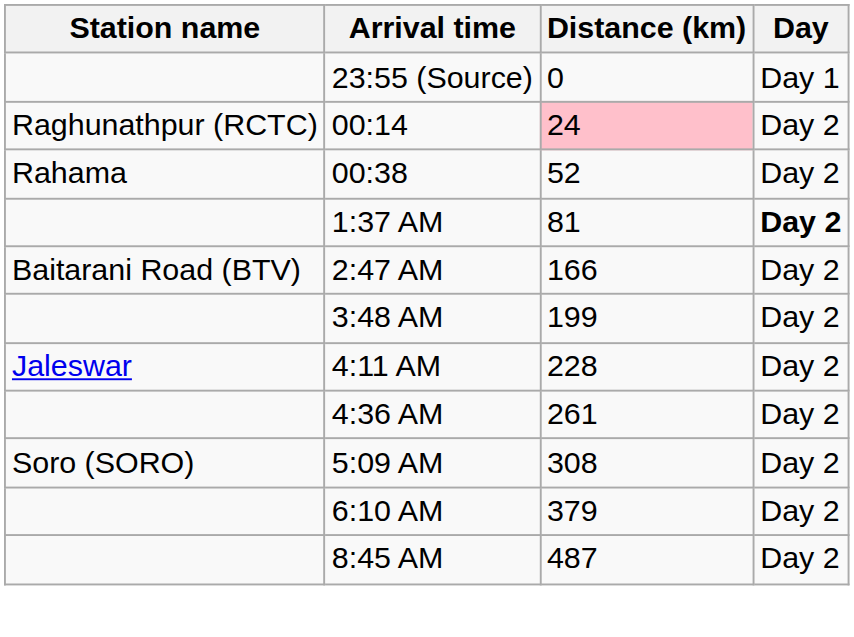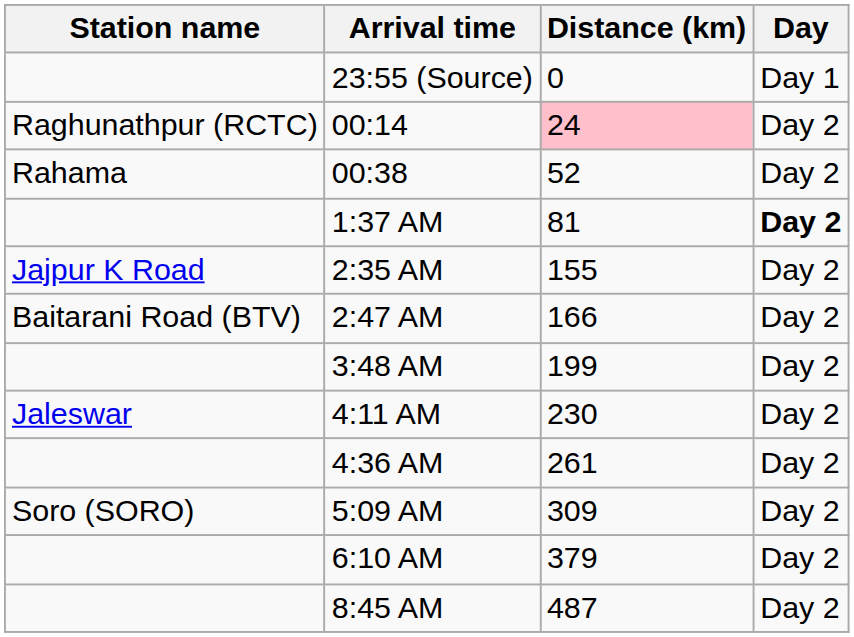+ row: (388, 269)
(572, 366) 228 -> (572, 414) 230
(572, 462) 308 -> (572, 510) 309
